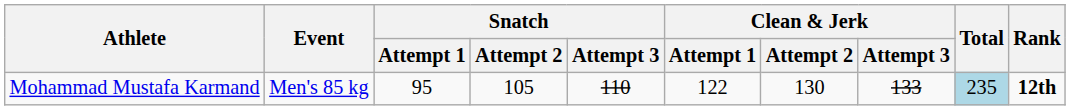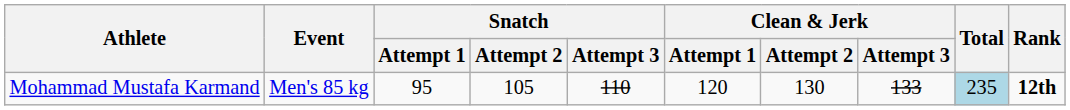(712, 88) 122 -> (712, 88) 120
